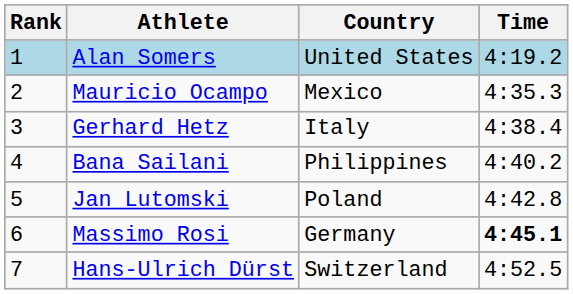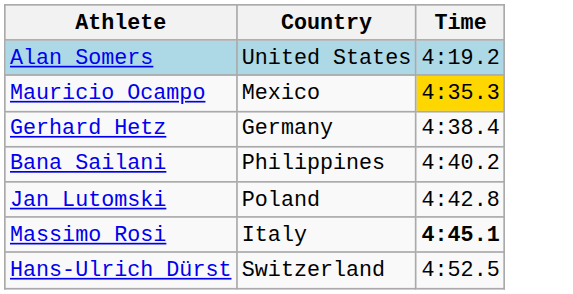- column: (36, 23)
(523, 93) no background -> (461, 93) gold background
(337, 129) Italy -> (287, 129) Germany
(350, 235) Germany -> (274, 235) Italy
